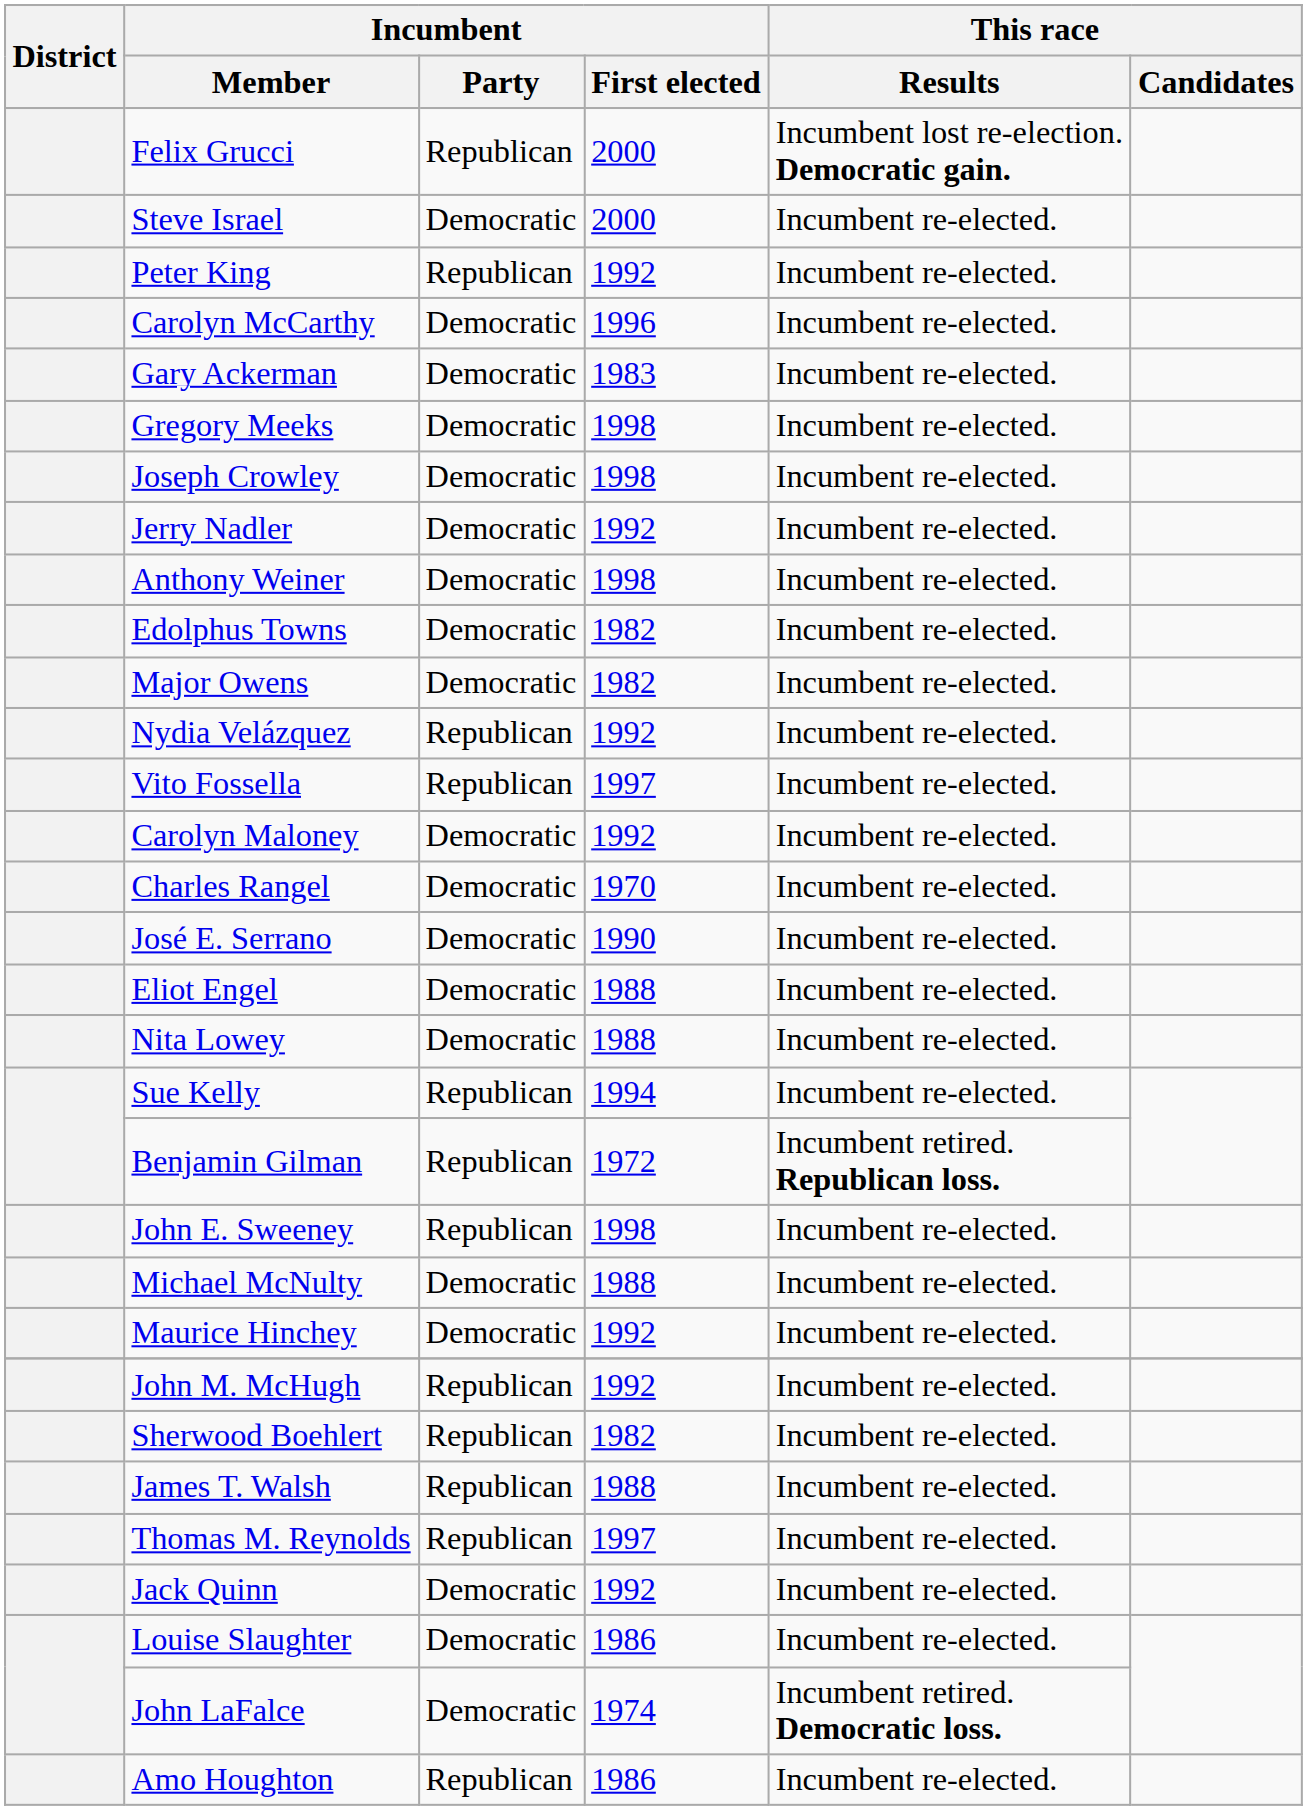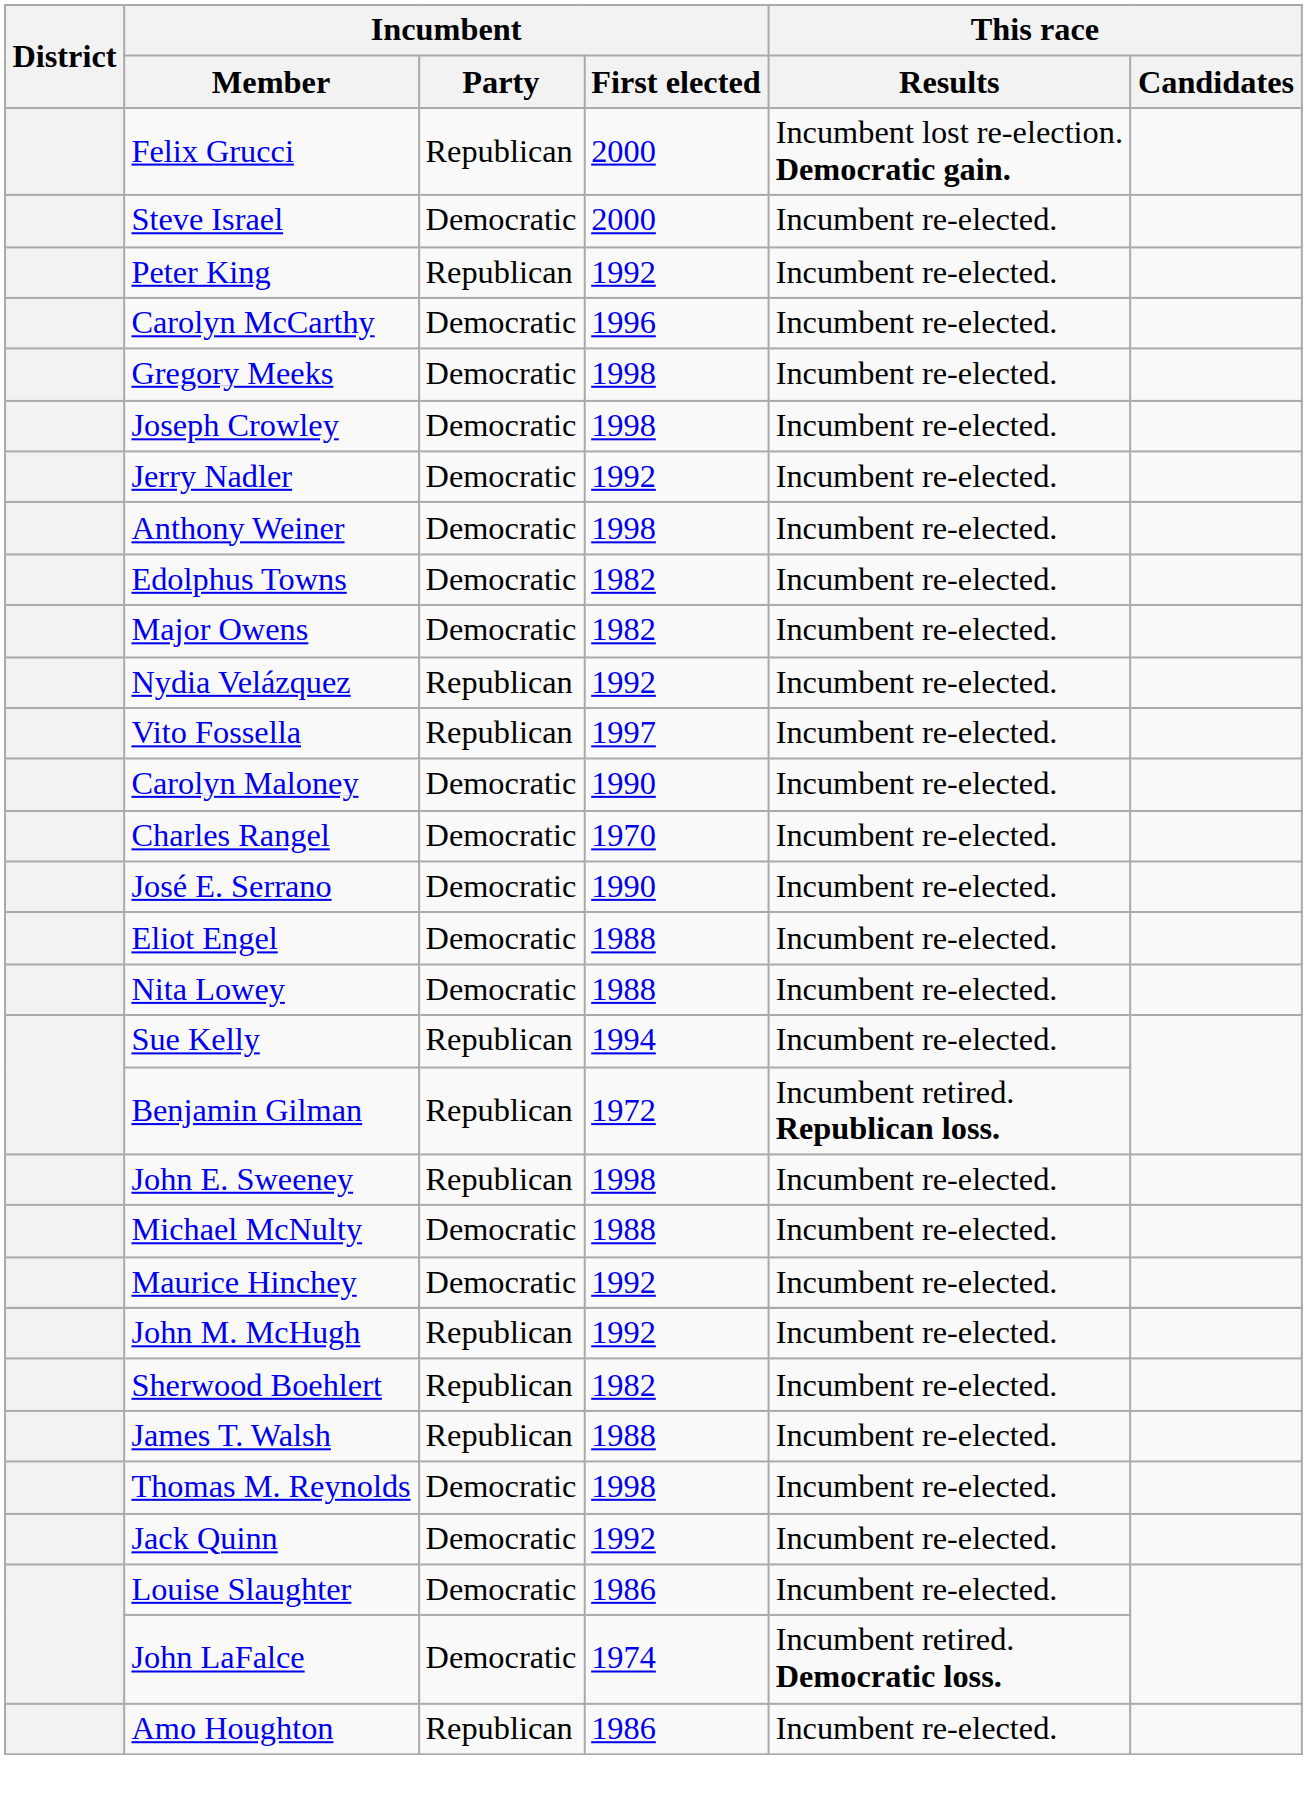- row: (234, 374)
(624, 835) 1992 -> (624, 784) 1990
(499, 1538) Republican -> (501, 1486) Democratic
(624, 1538) 1997 -> (624, 1486) 1998
